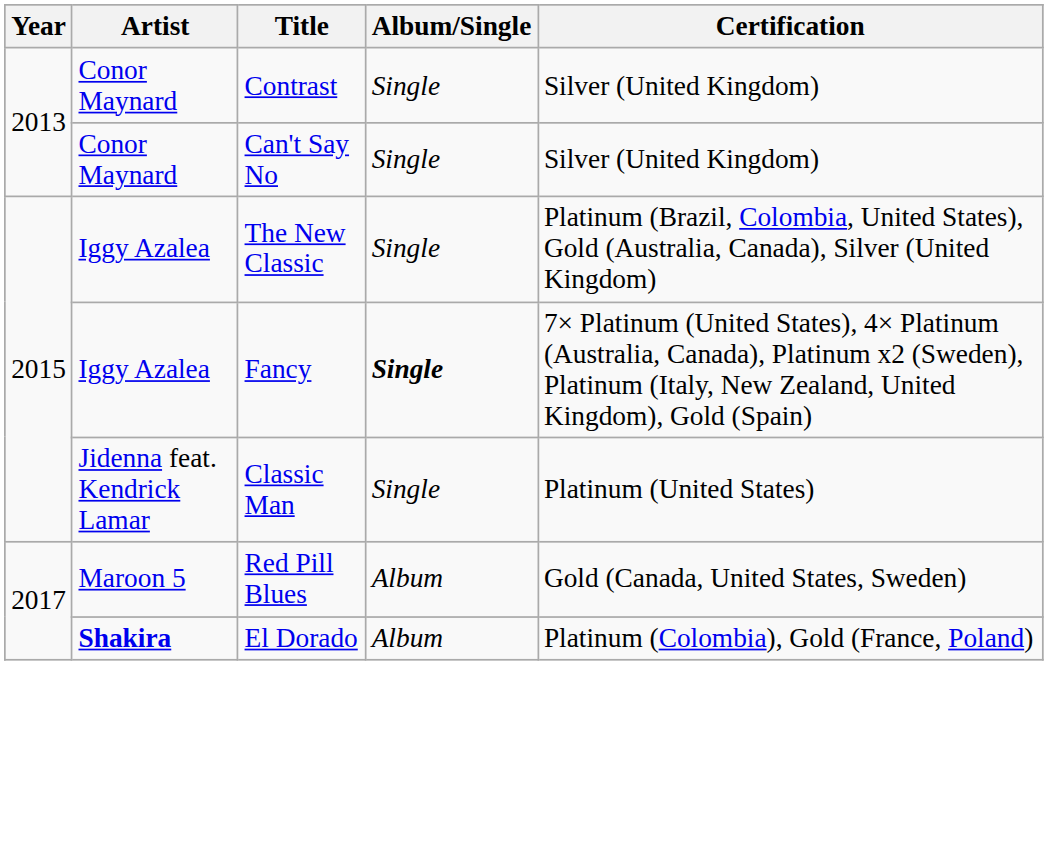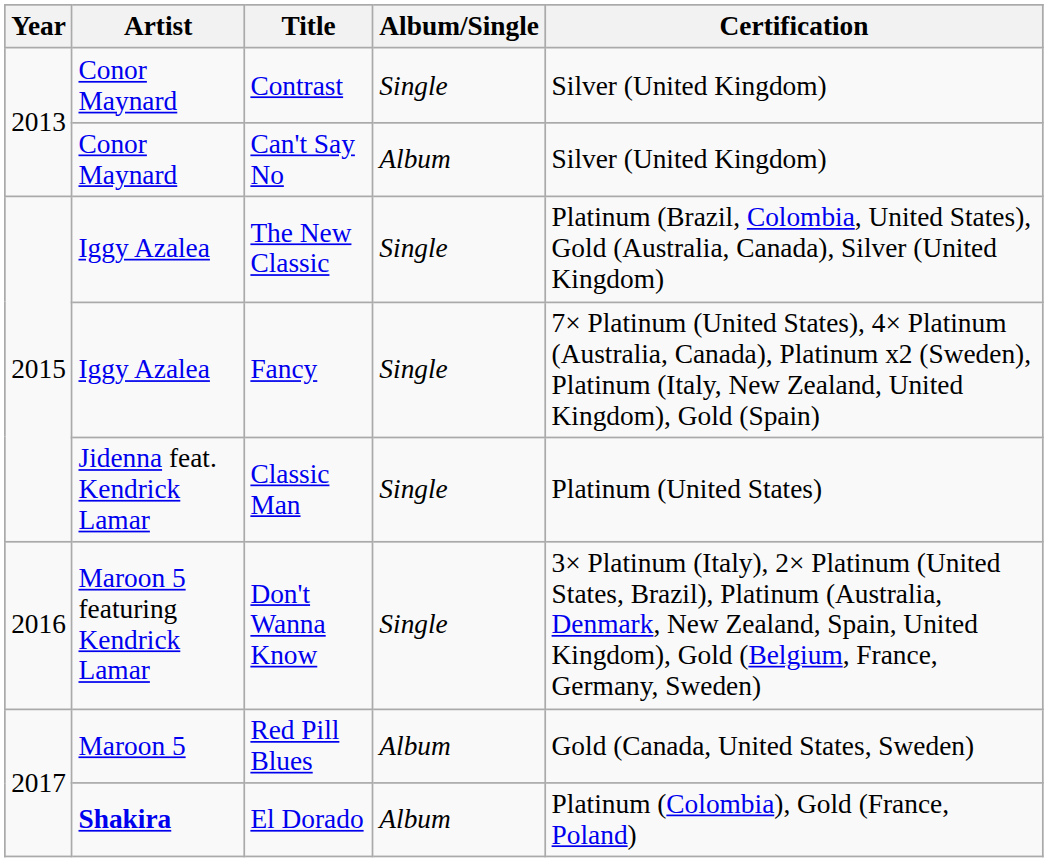(406, 159) Single -> (415, 159) Album
(407, 369) bold -> (414, 369) normal
+ row: (288, 625)
